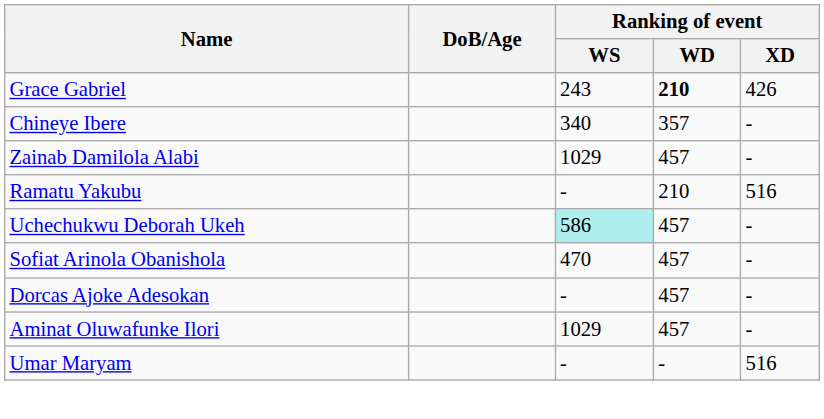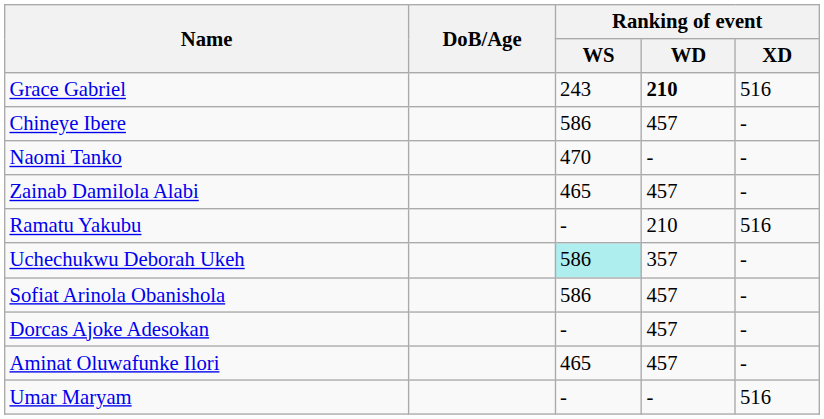(761, 89) 426 -> (755, 89) 516
(576, 123) 340 -> (576, 123) 586
(674, 123) 357 -> (662, 123) 457
+ row: (66, 158)
(581, 158) 1029 -> (576, 192) 465
(674, 226) 457 -> (662, 260) 357
(576, 260) 470 -> (576, 294) 586
(581, 328) 1029 -> (576, 362) 465
